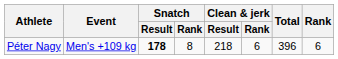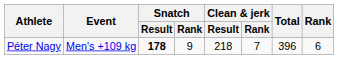(190, 46) 8 -> (190, 46) 9
(257, 46) 6 -> (257, 46) 7
